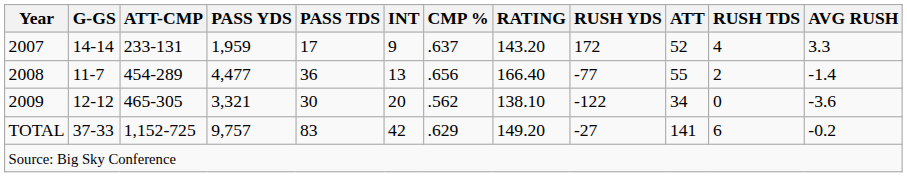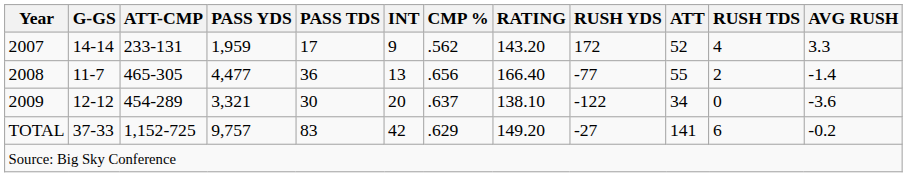(443, 46) .637 -> (443, 46) .562
(153, 74) 454-289 -> (153, 74) 465-305
(153, 102) 465-305 -> (153, 102) 454-289
(443, 102) .562 -> (443, 102) .637
